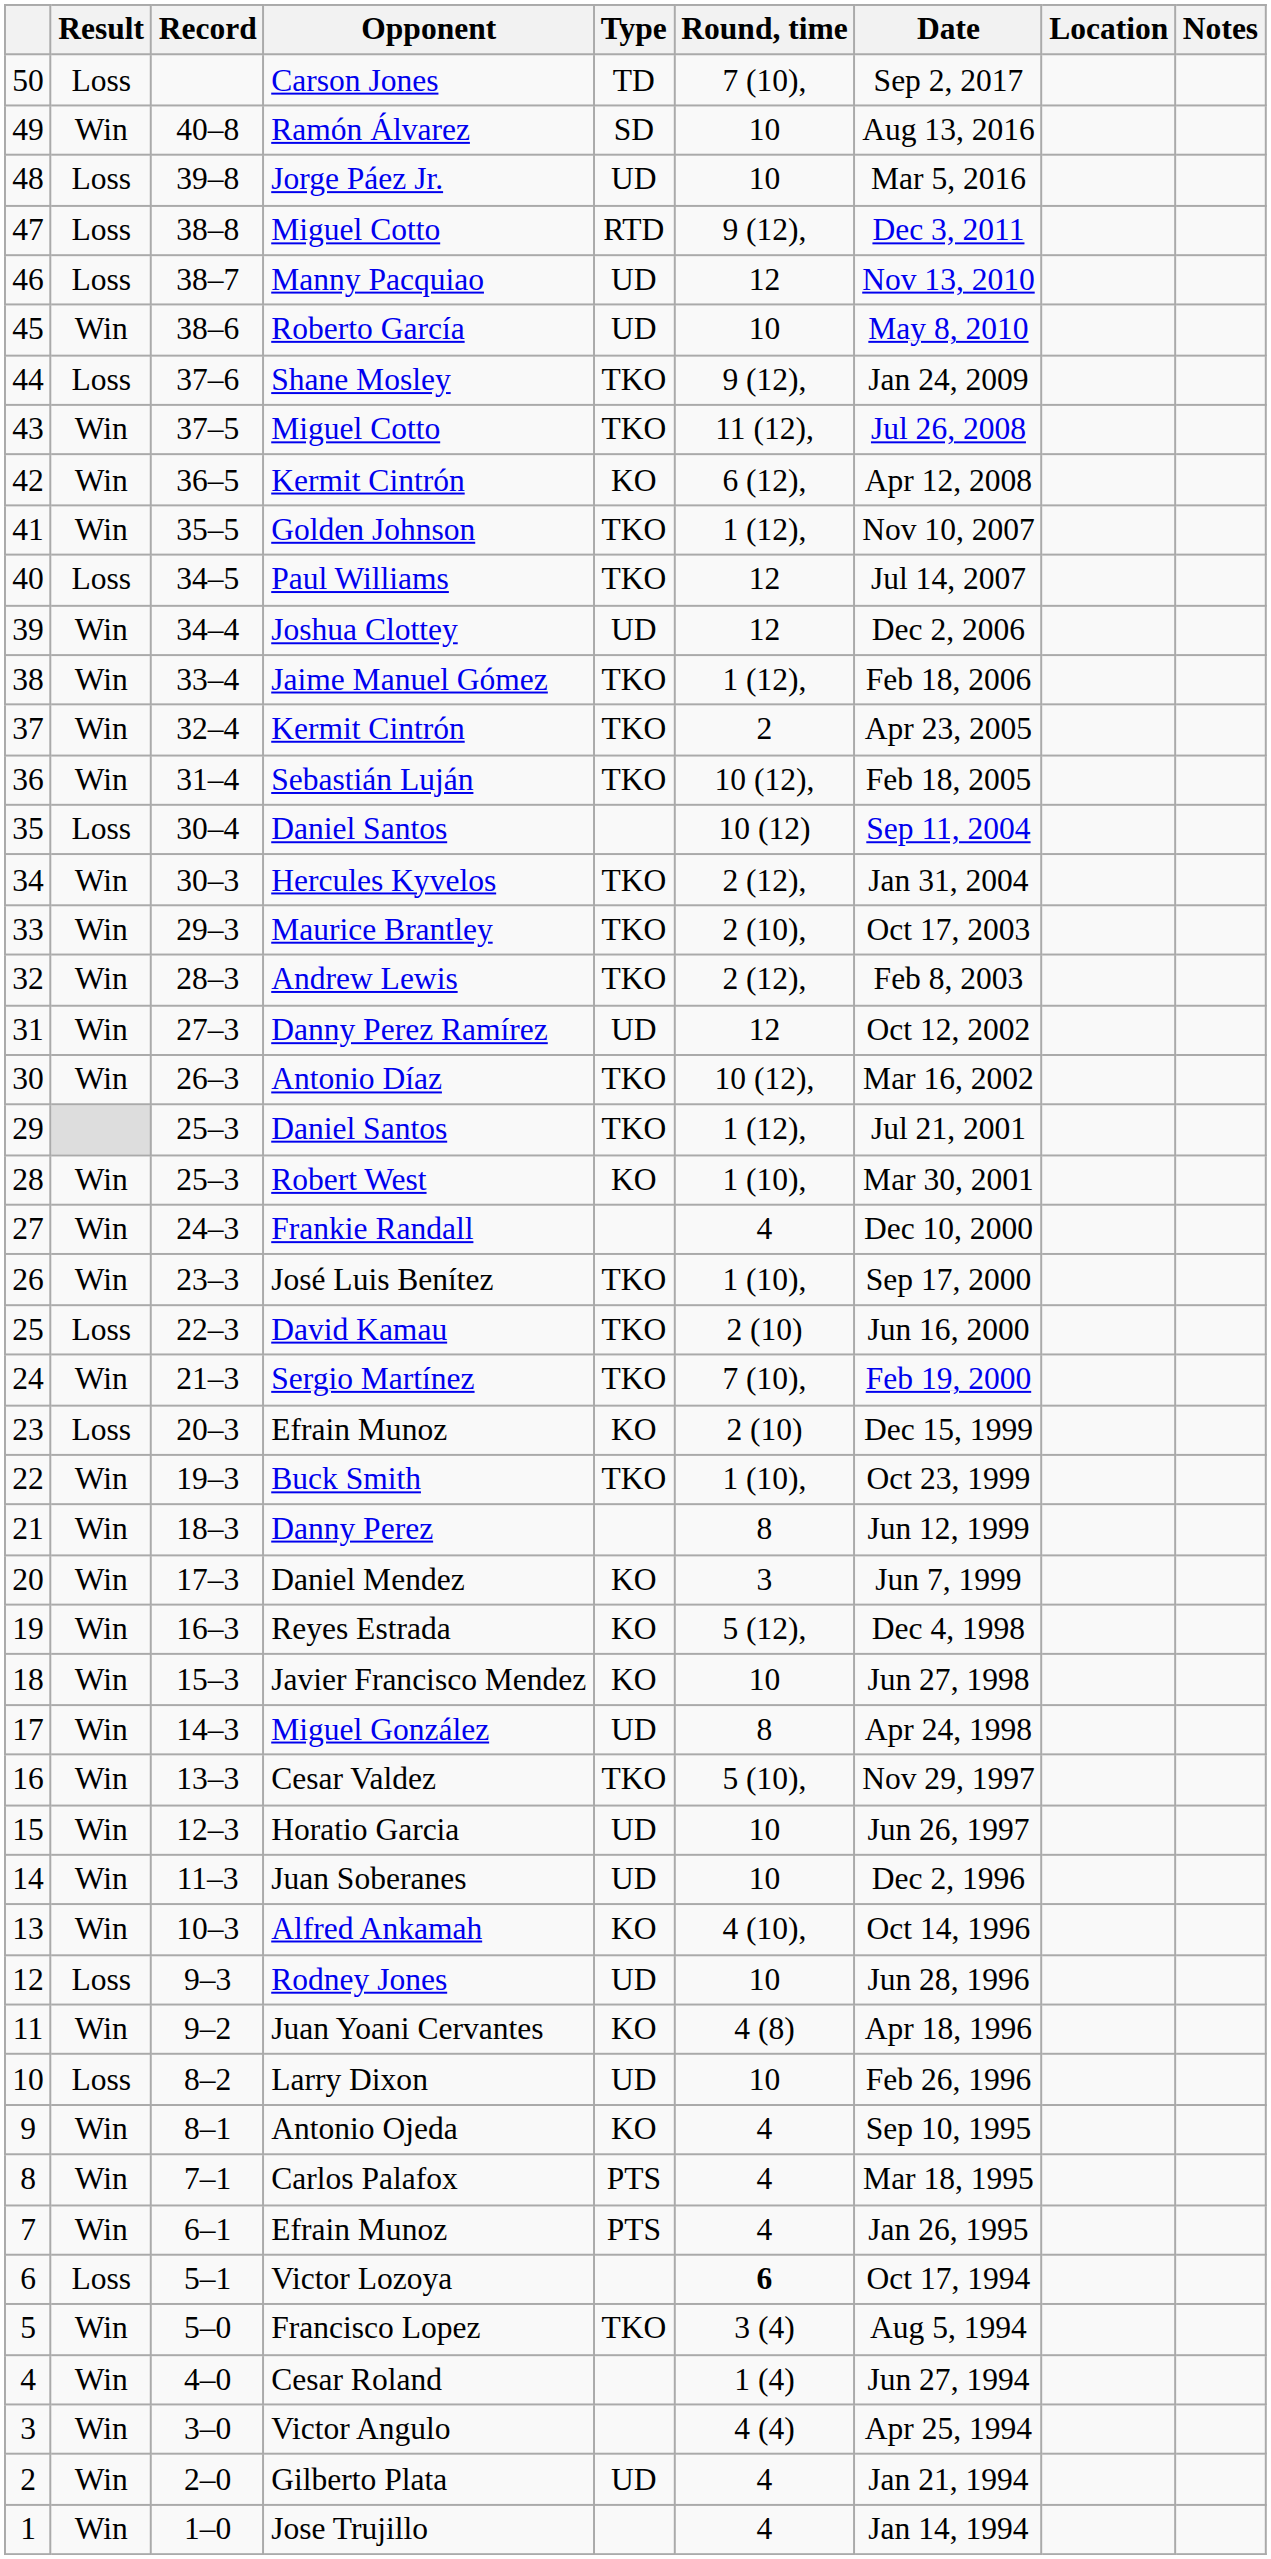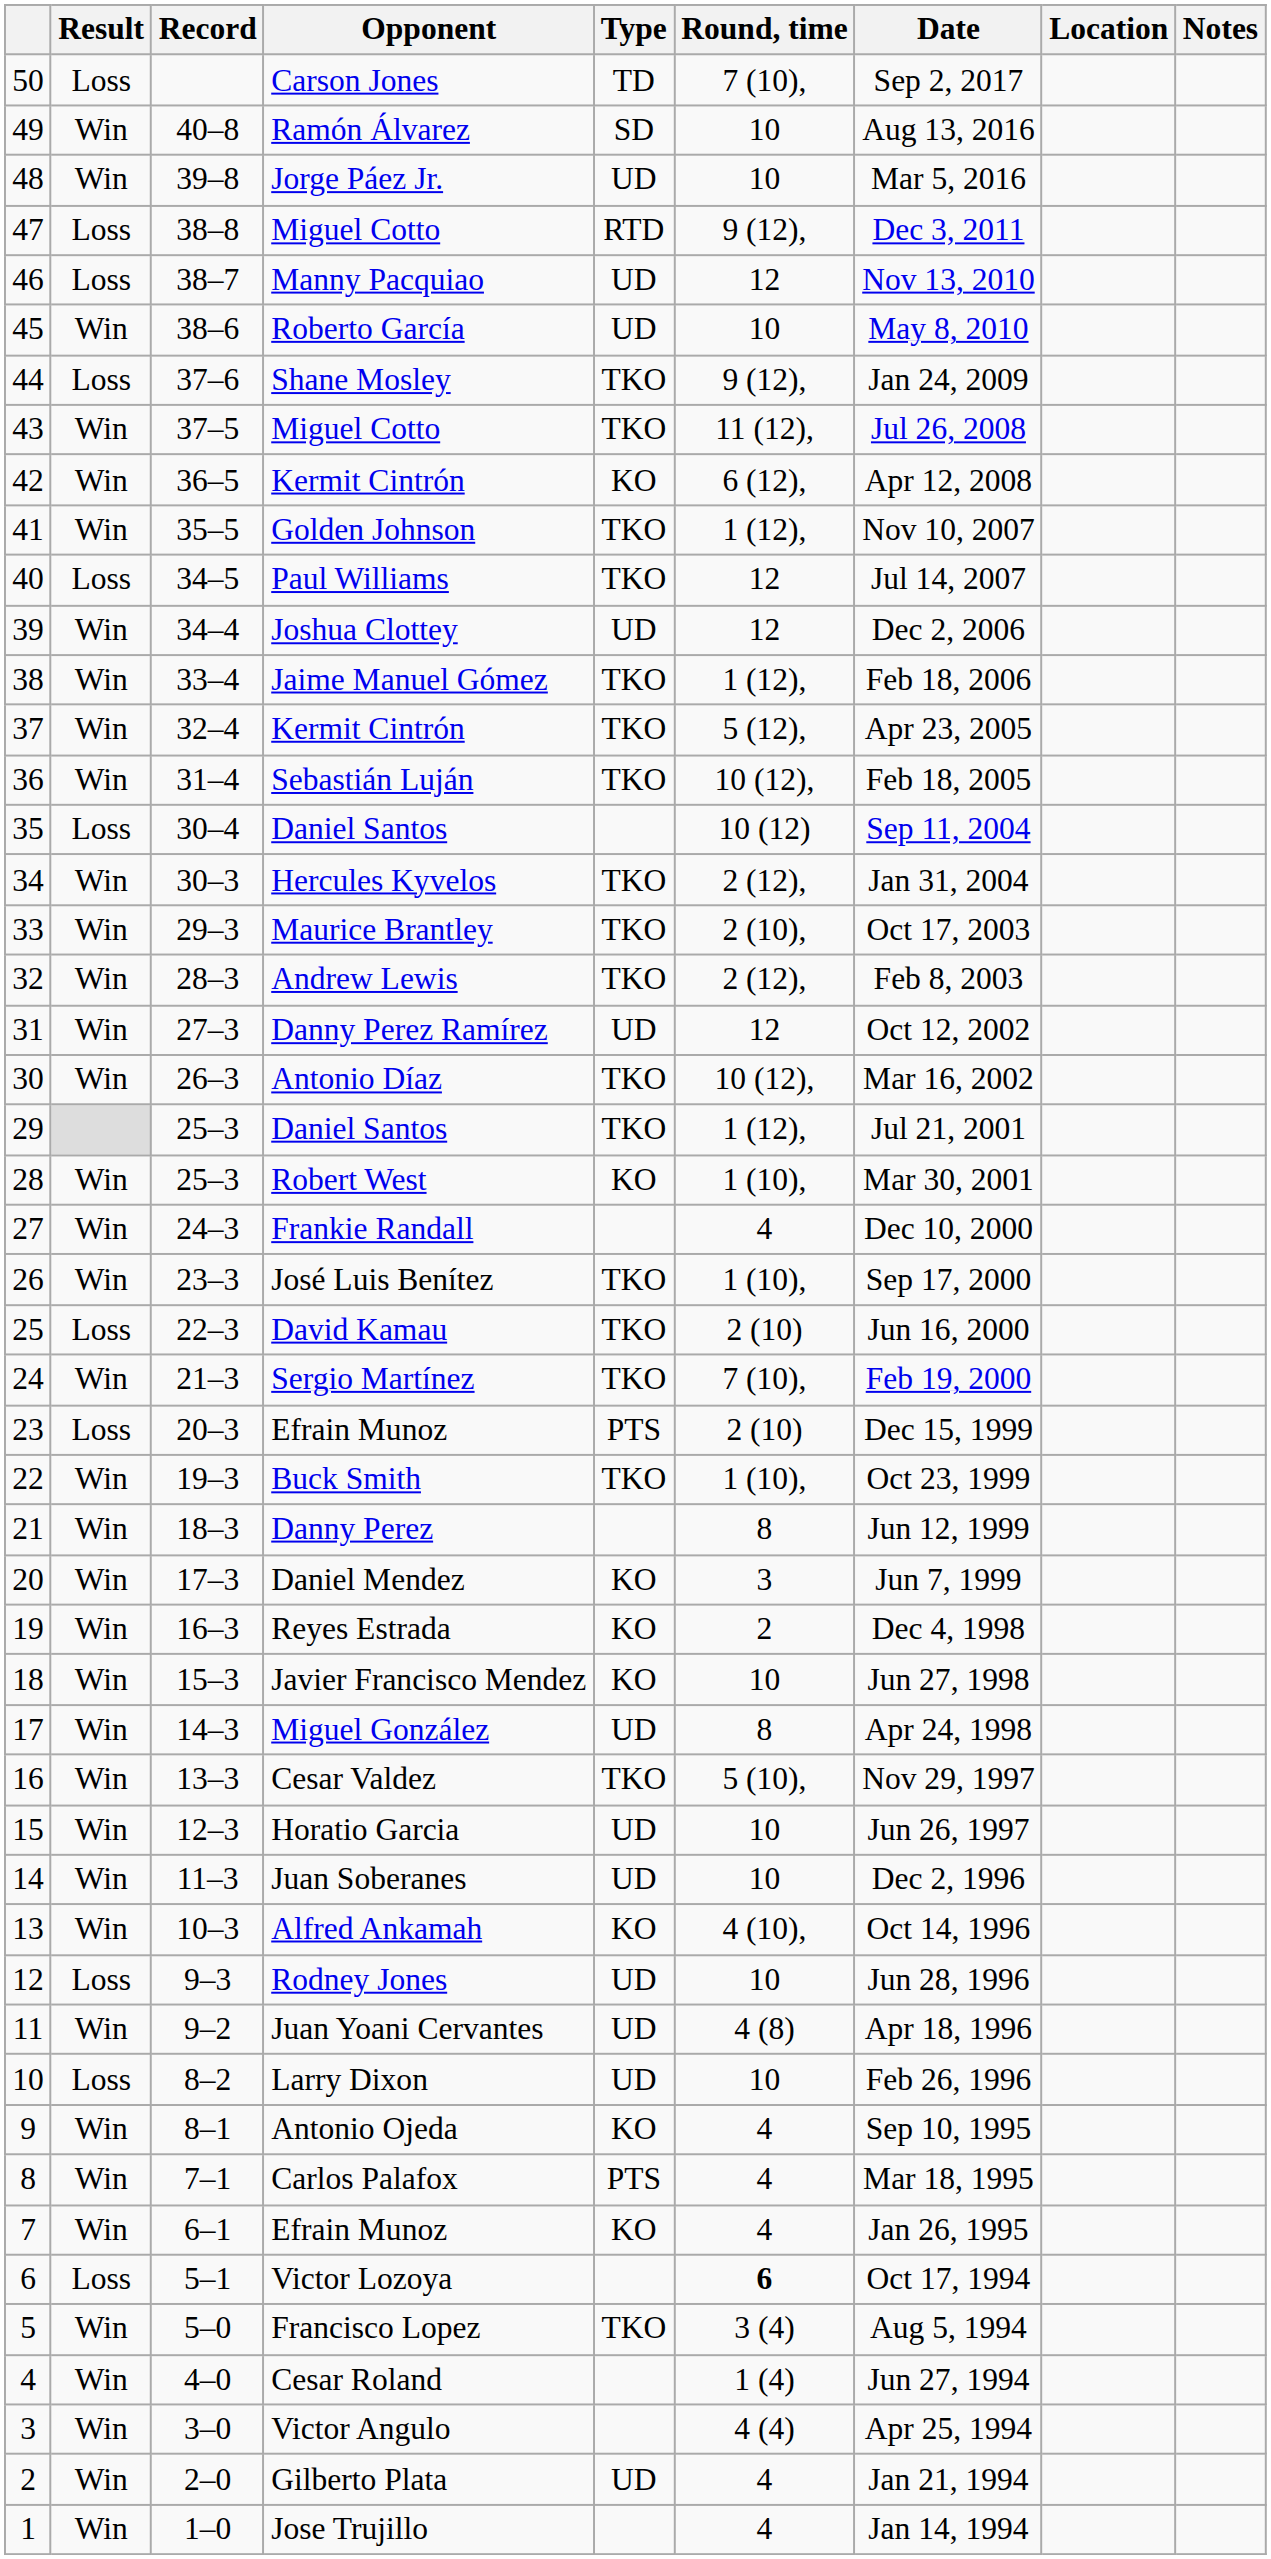(101, 179) Loss -> (101, 179) Win
(764, 729) 2 -> (764, 729) 5 (12),
(634, 1429) KO -> (634, 1429) PTS
(764, 1629) 5 (12), -> (764, 1629) 2
(634, 2029) KO -> (634, 2029) UD
(634, 2228) PTS -> (634, 2228) KO
